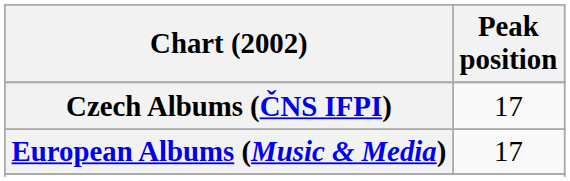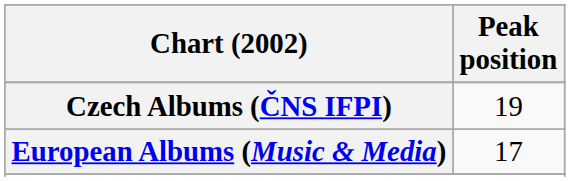(508, 105) 17 -> (508, 105) 19
